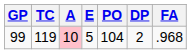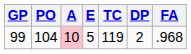columns swapped: (112, 15) <-> (45, 15)
